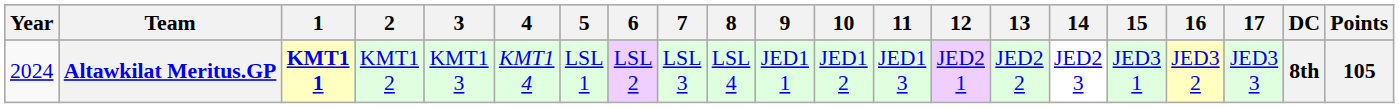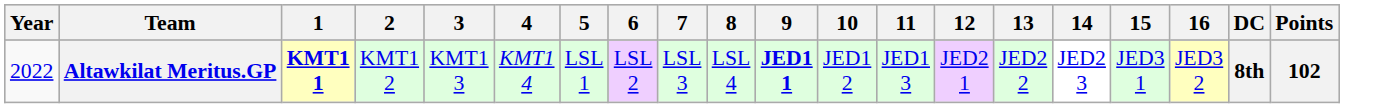- column: (1254, 22)
(32, 70) 2024 -> (32, 70) 2022
(785, 70) normal -> (787, 70) bold
(1359, 70) 105 -> (1304, 70) 102
